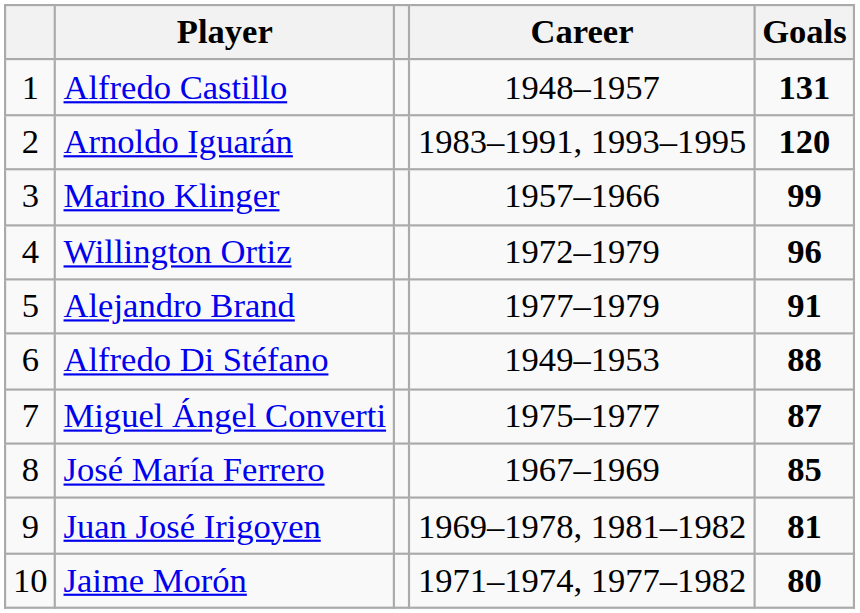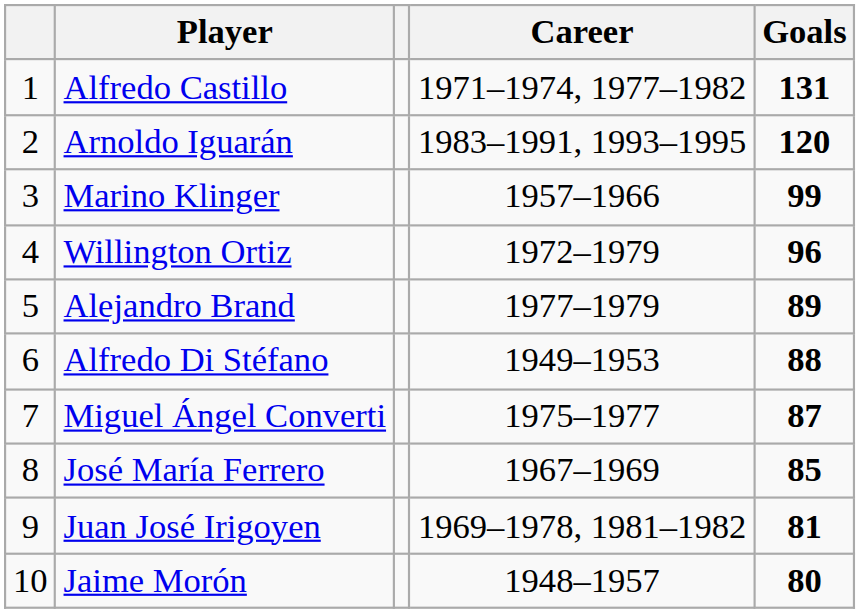(582, 86) 1948–1957 -> (582, 86) 1971–1974, 1977–1982
(804, 305) 91 -> (804, 305) 89
(582, 580) 1971–1974, 1977–1982 -> (582, 580) 1948–1957
